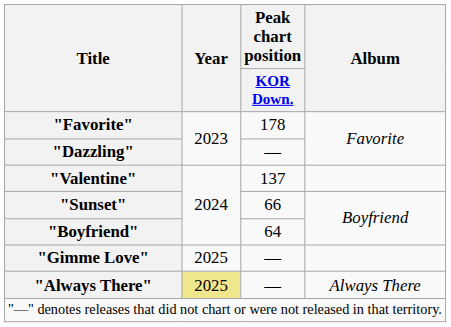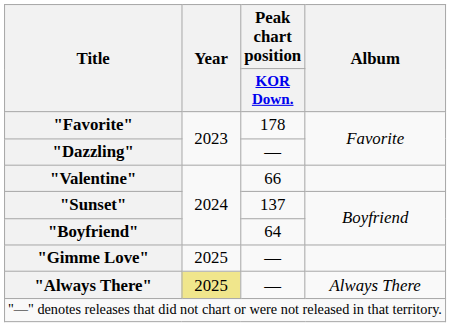(273, 178) 137 -> (273, 178) 66
(273, 204) 66 -> (273, 204) 137
